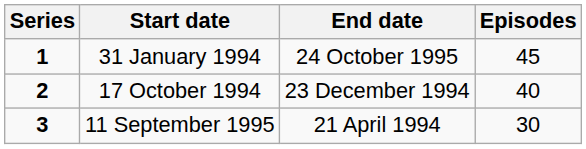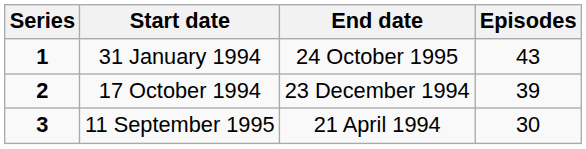(528, 56) 45 -> (528, 56) 43
(528, 90) 40 -> (528, 90) 39
